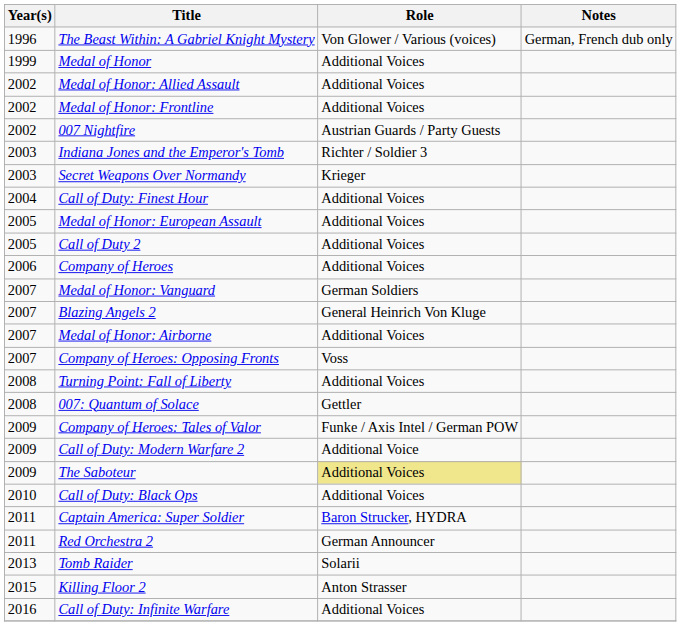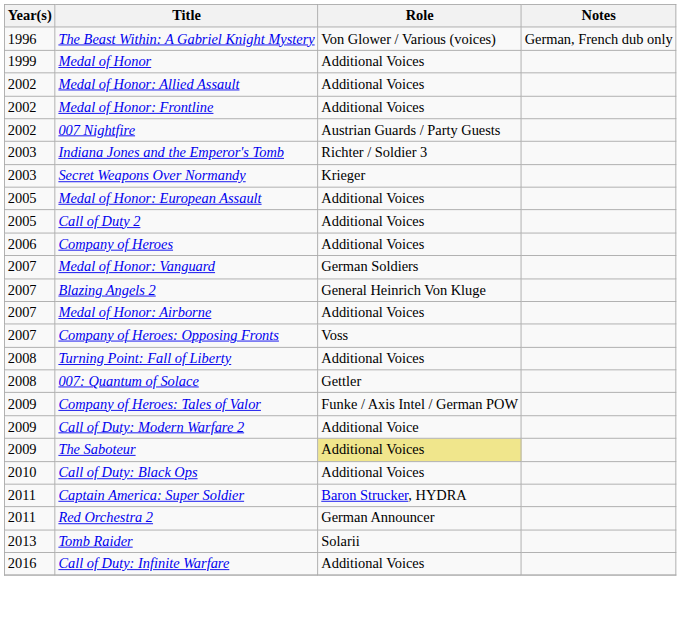- row: (133, 198)
- row: (102, 586)
